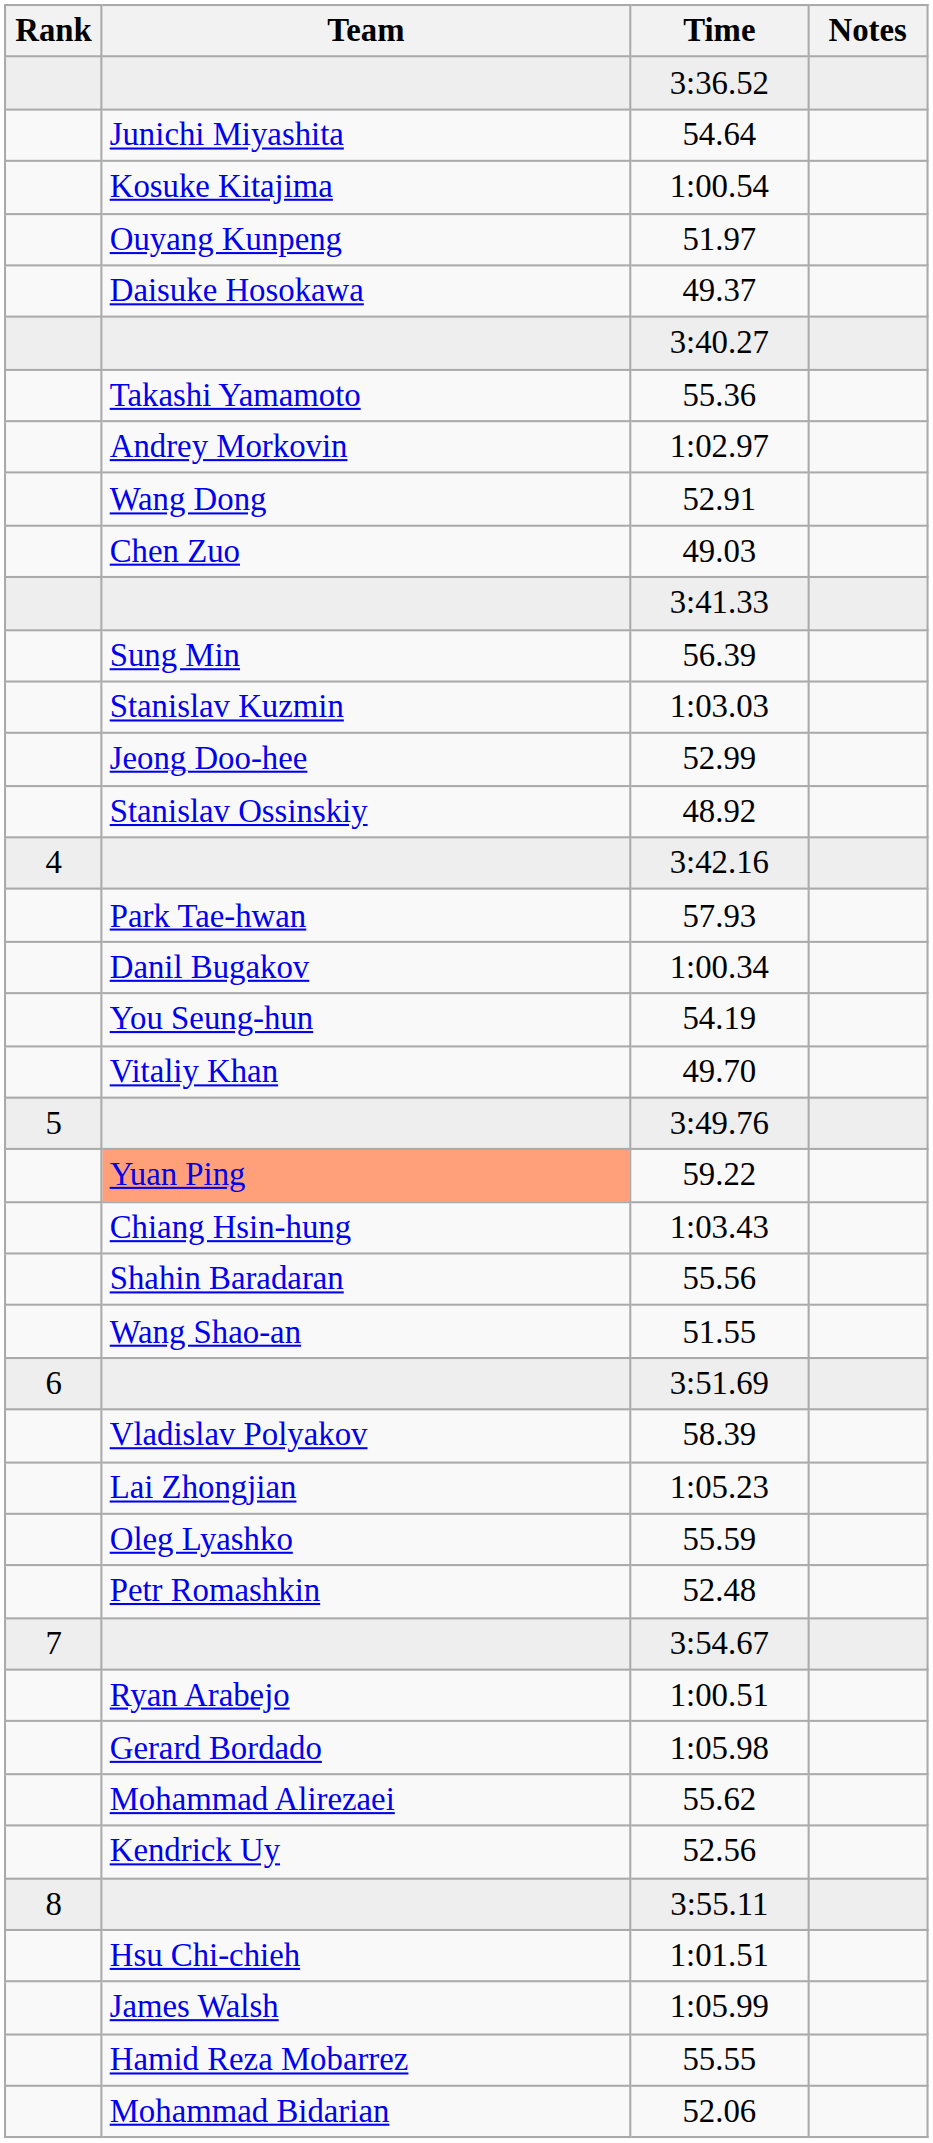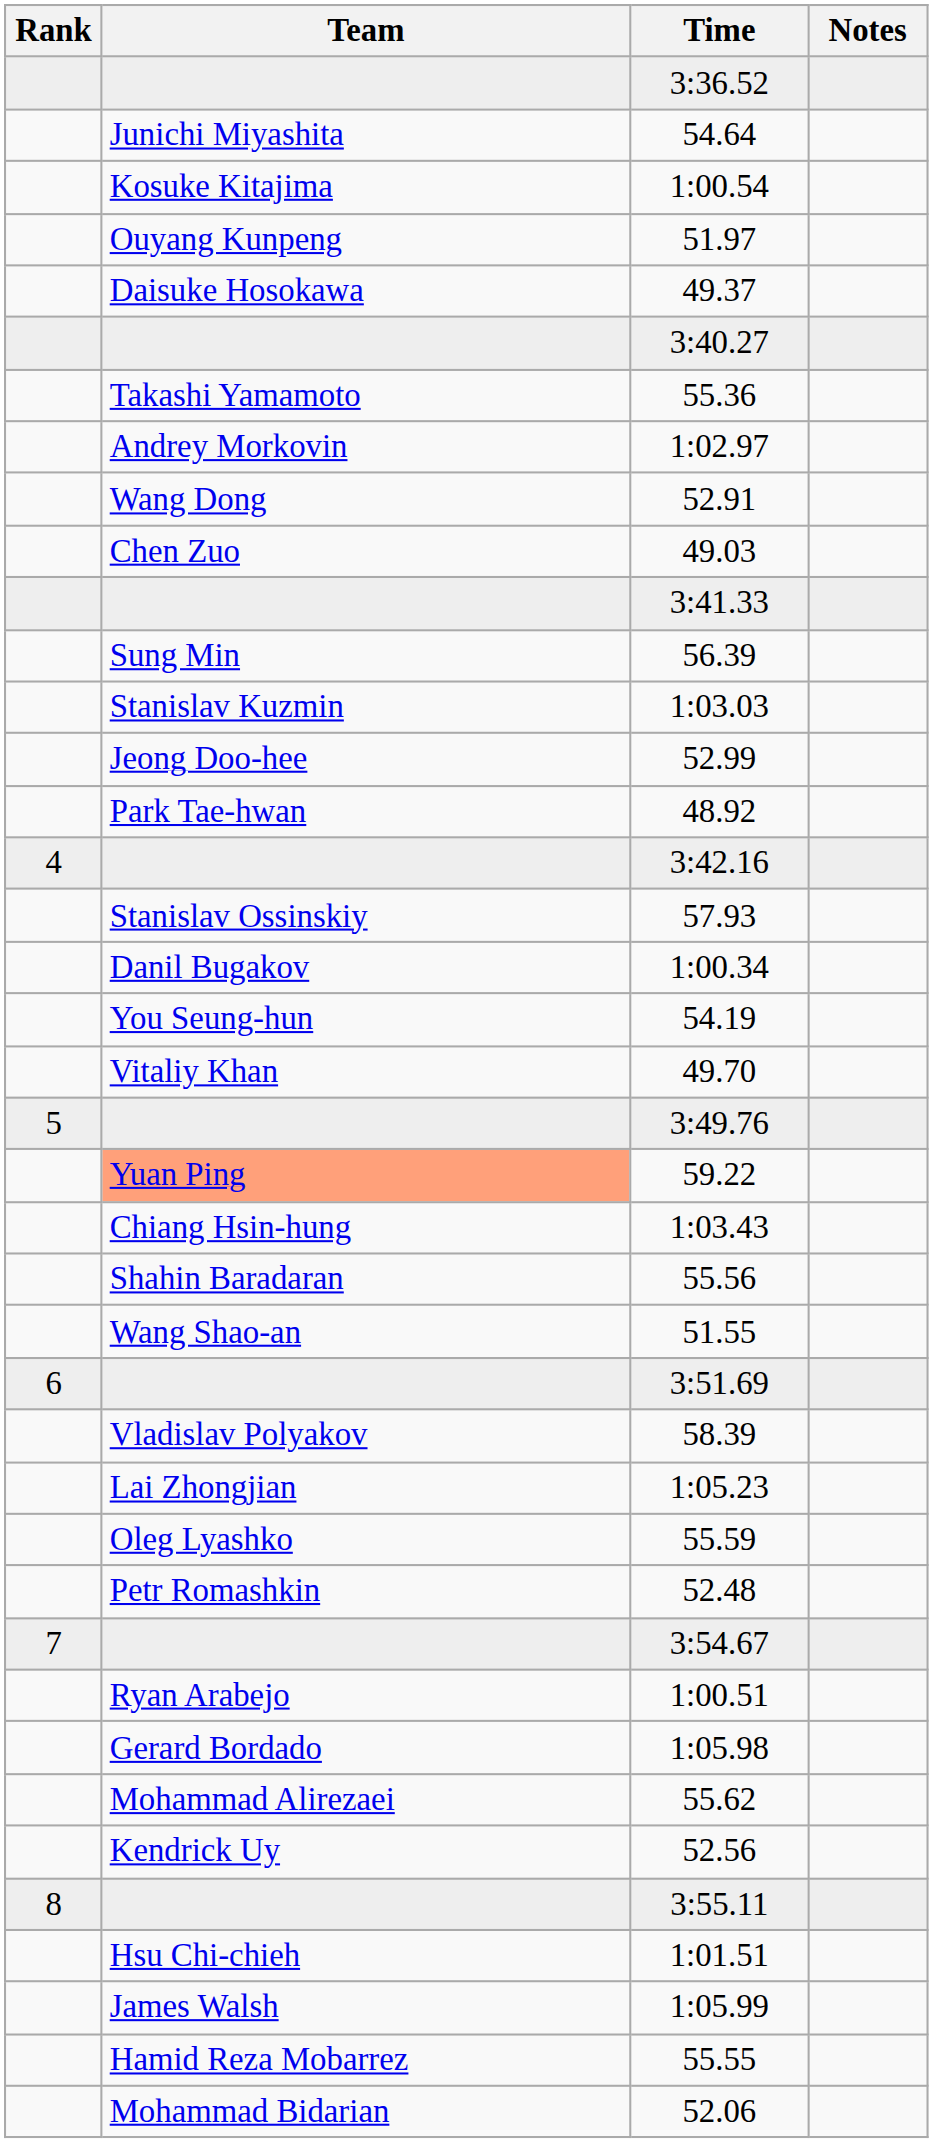(239, 810) Stanislav Ossinskiy -> (208, 810) Park Tae-hwan
(208, 914) Park Tae-hwan -> (239, 914) Stanislav Ossinskiy
